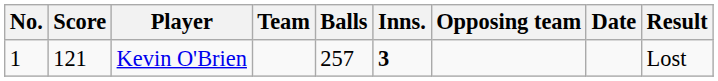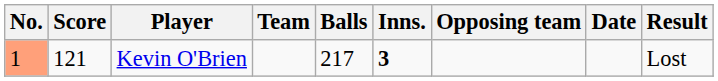(15, 57) no background -> (15, 57) lightsalmon background
(337, 57) 257 -> (337, 57) 217
